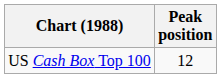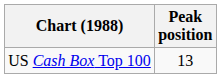(185, 60) 12 -> (185, 60) 13
